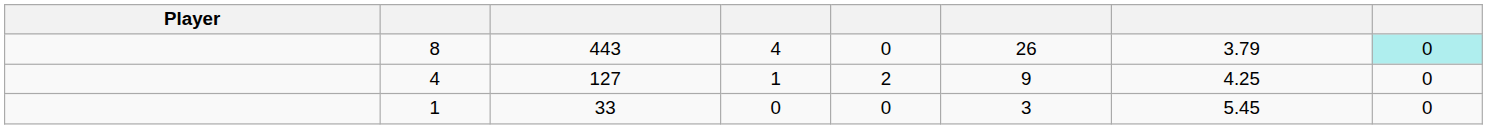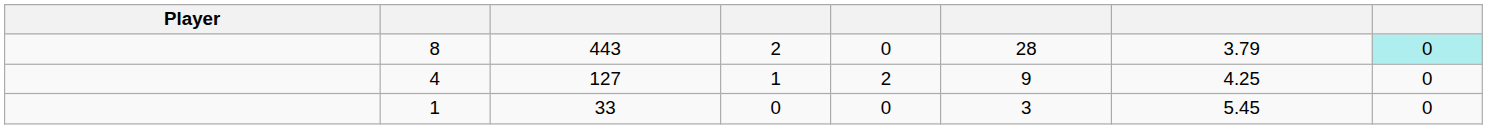(776, 49) 4 -> (776, 49) 2
(1026, 49) 26 -> (1026, 49) 28
